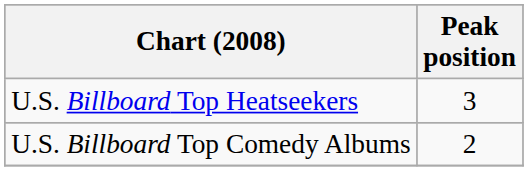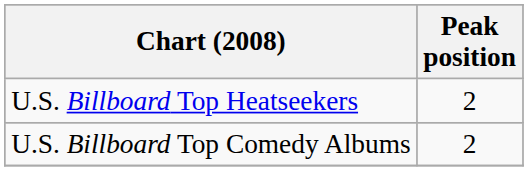(470, 100) 3 -> (470, 100) 2
